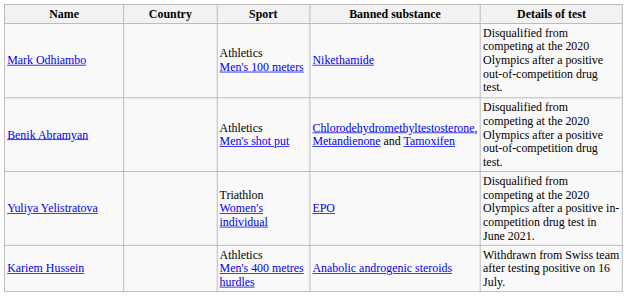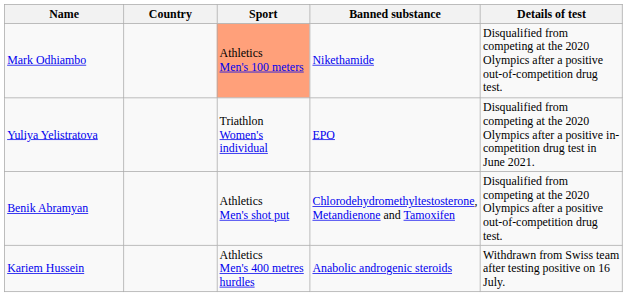(262, 60) no background -> (262, 60) lightsalmon background
rows swapped: (52, 208) <-> (48, 134)
